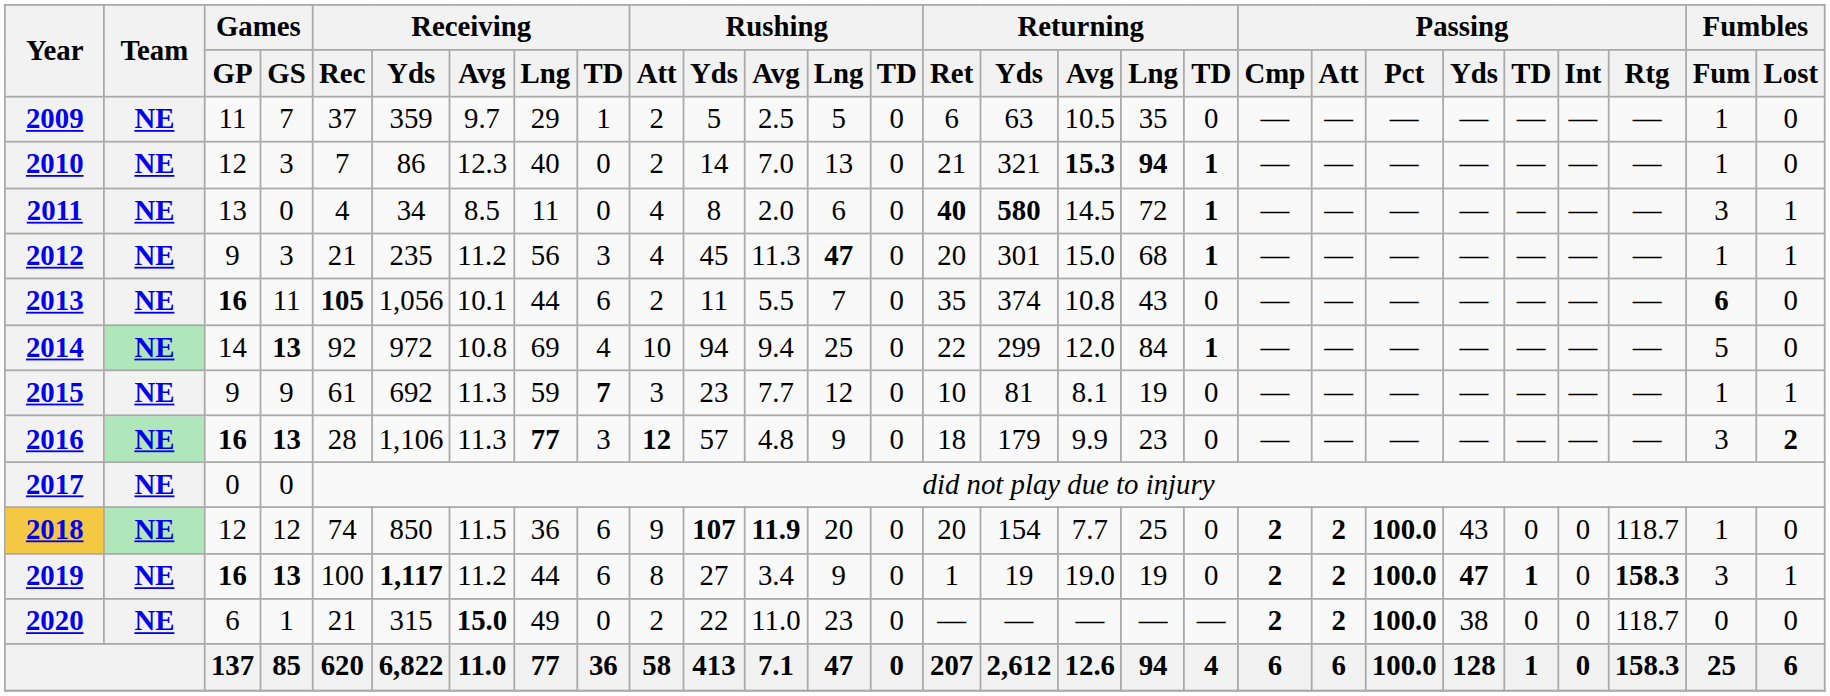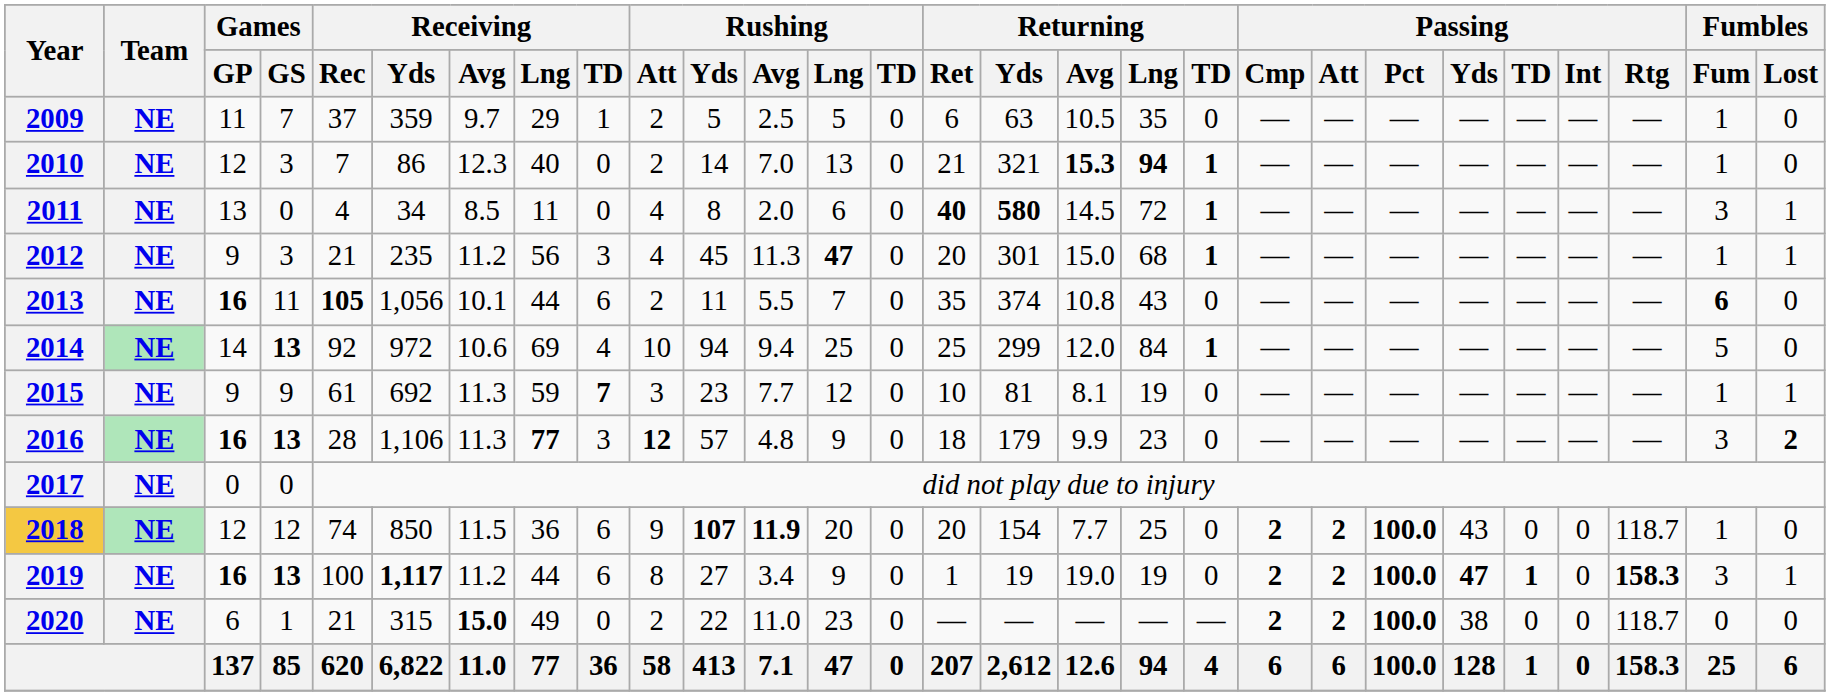(482, 347) 10.8 -> (482, 347) 10.6
(952, 347) 22 -> (952, 347) 25
